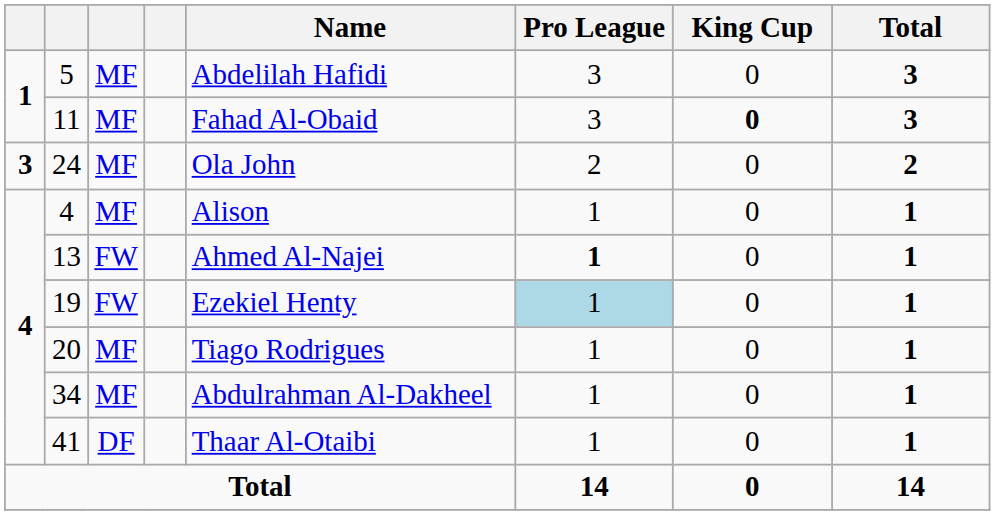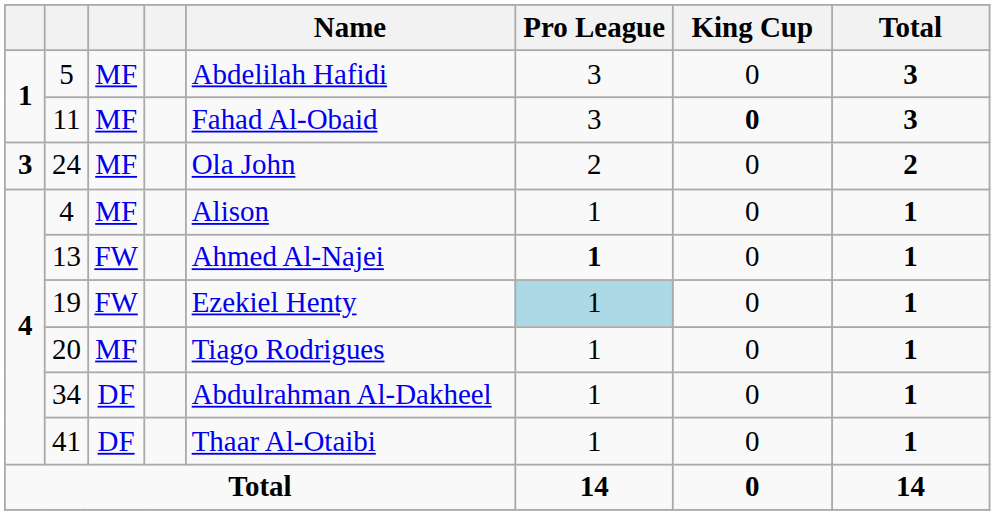(116, 394) MF -> (116, 394) DF
